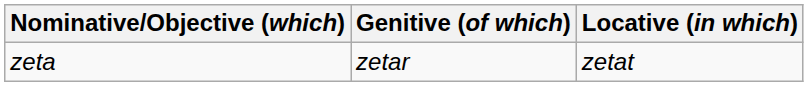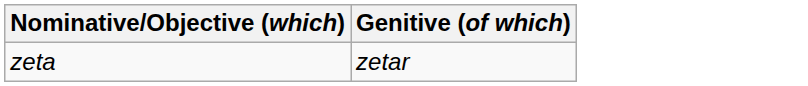- column: (690, 23)
